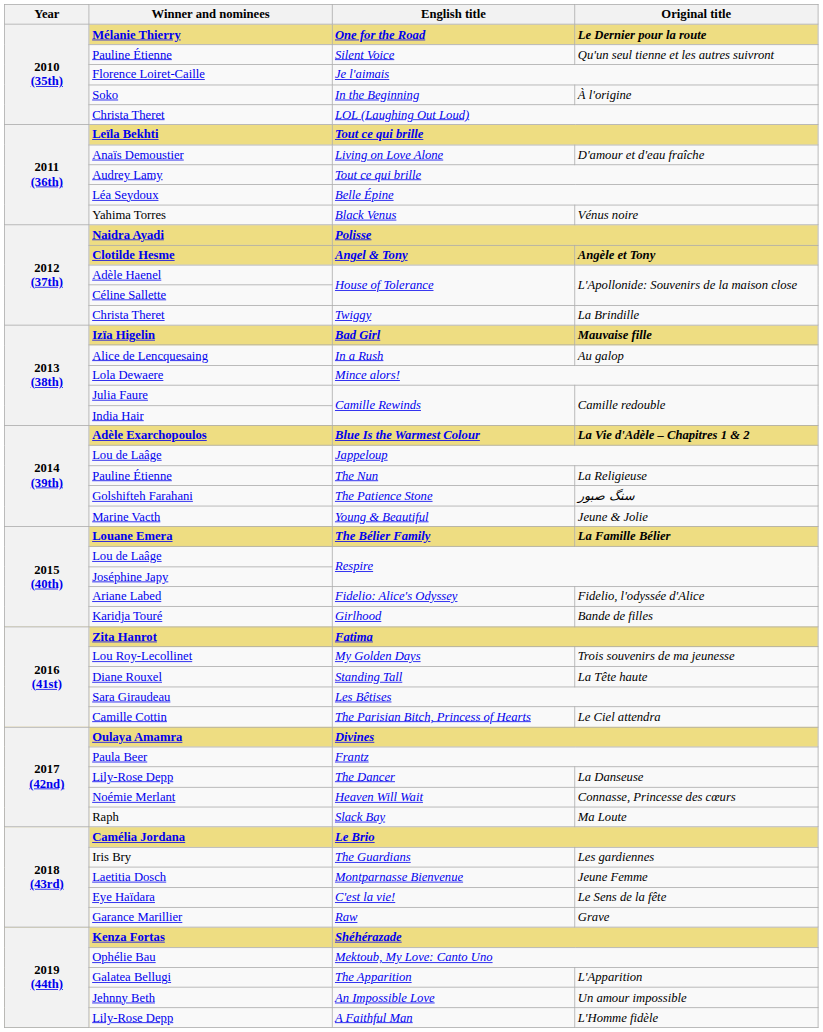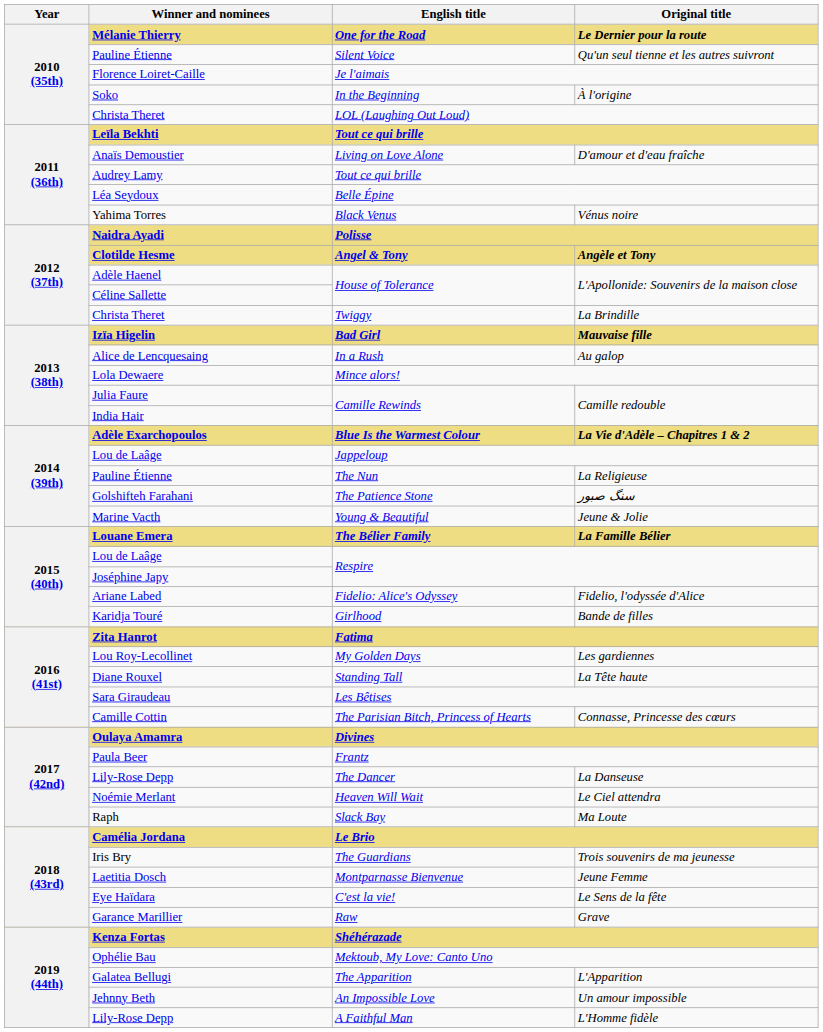(656, 656) Trois souvenirs de ma jeunesse -> (616, 656) Les gardiennes
(619, 716) Le Ciel attendra -> (657, 716) Connasse, Princesse des cœurs
(657, 797) Connasse, Princesse des cœurs -> (619, 797) Le Ciel attendra
(616, 857) Les gardiennes -> (656, 857) Trois souvenirs de ma jeunesse
